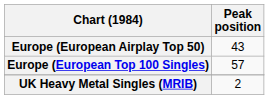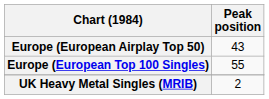(238, 65) 57 -> (238, 65) 55
